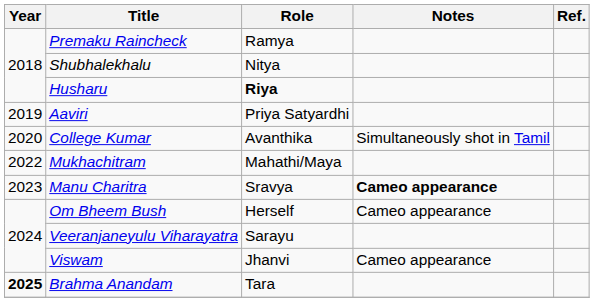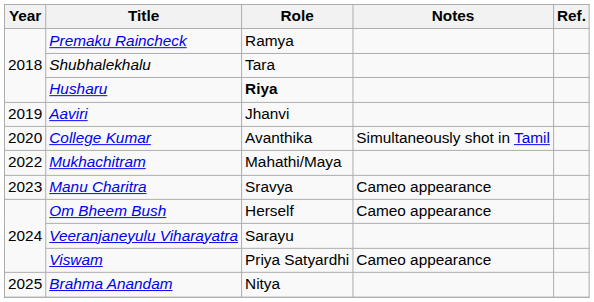(263, 65) Nitya -> (260, 65) Tara
(297, 114) Priya Satyardhi -> (267, 114) Jhanvi
(427, 187) bold -> (424, 187) normal
(267, 260) Jhanvi -> (297, 260) Priya Satyardhi
(25, 284) bold -> (25, 284) normal
(260, 284) Tara -> (263, 284) Nitya
